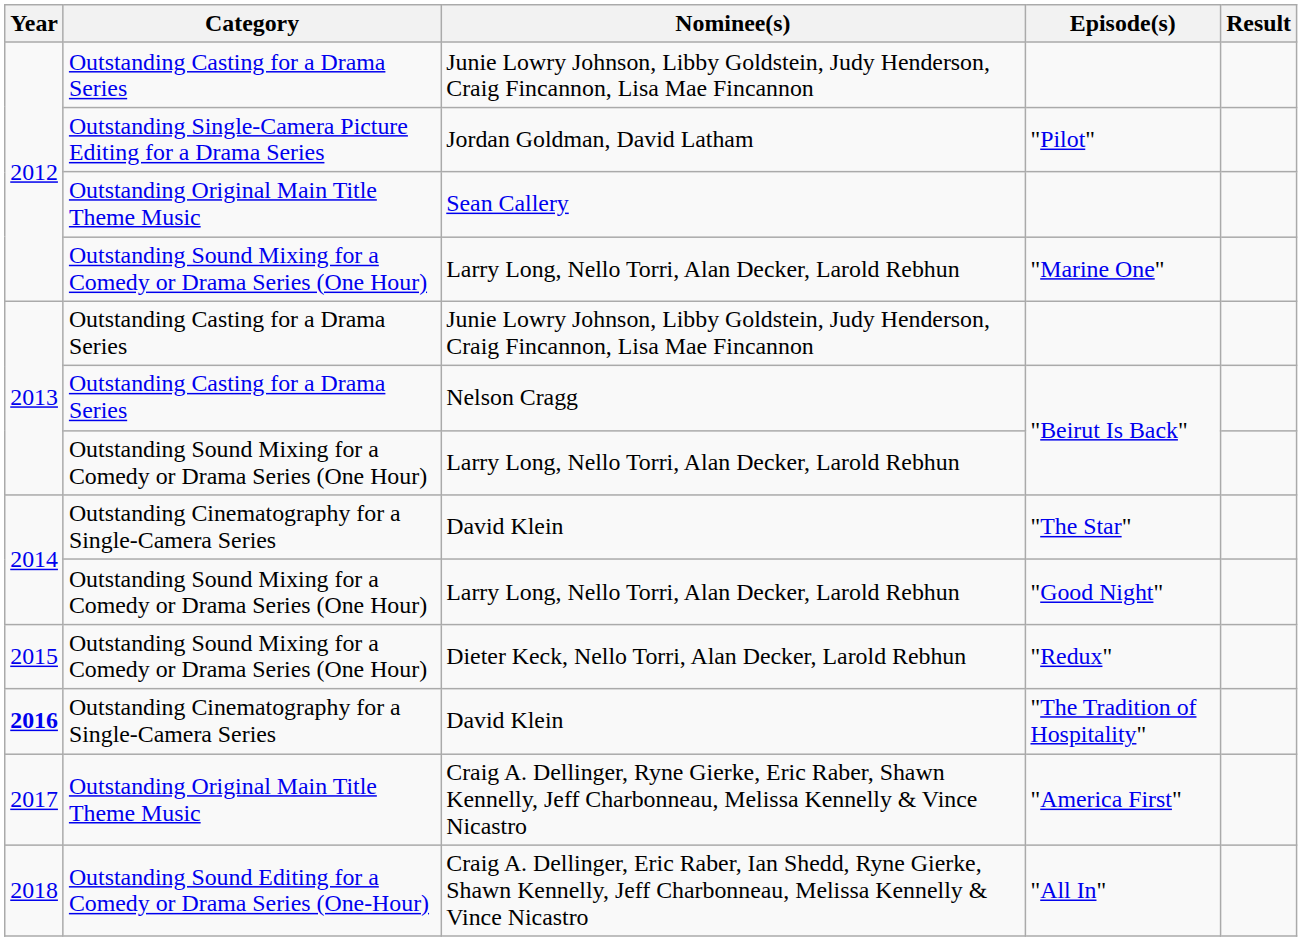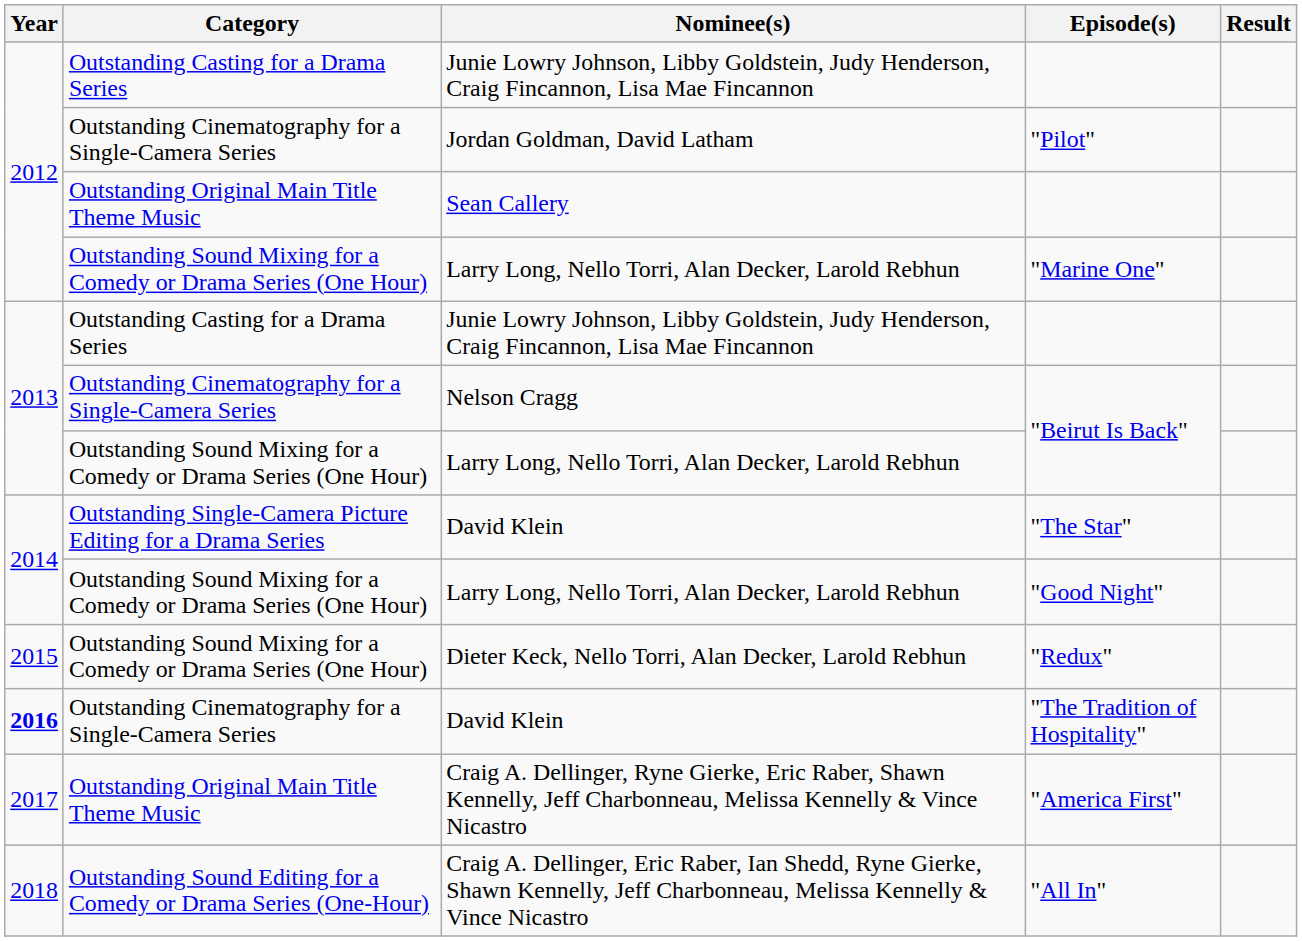(238, 139) Outstanding Single-Camera Picture Editing for a Drama Series -> (235, 139) Outstanding Cinematography for a Single-Camera Series
(227, 397) Outstanding Casting for a Drama Series -> (235, 397) Outstanding Cinematography for a Single-Camera Series
(235, 527) Outstanding Cinematography for a Single-Camera Series -> (238, 527) Outstanding Single-Camera Picture Editing for a Drama Series
